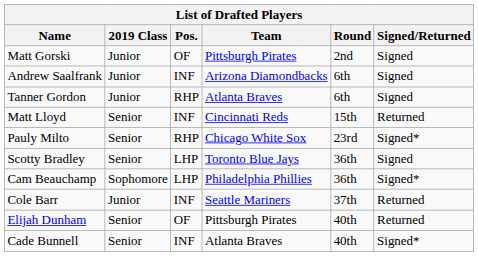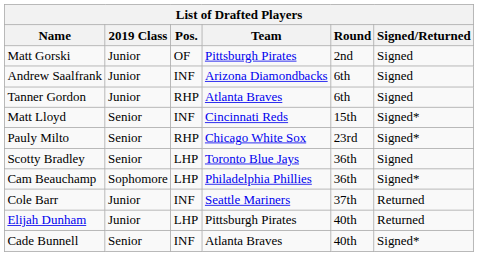(401, 117) Returned -> (398, 117) Signed*
(125, 220) Senior -> (124, 220) Junior
(182, 220) OF -> (186, 220) LHP
